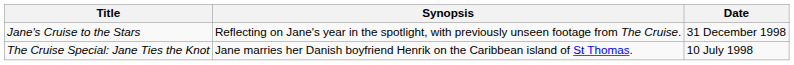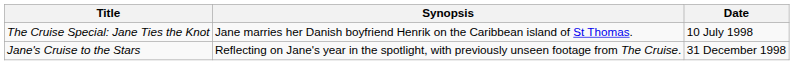rows swapped: (108, 50) <-> (74, 32)
